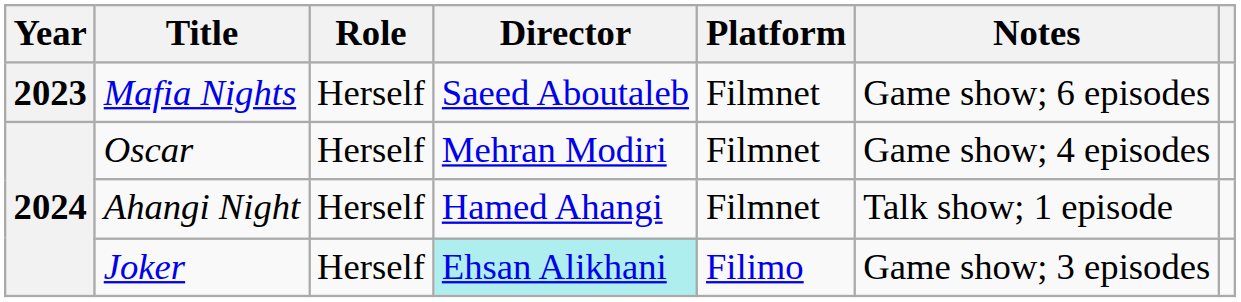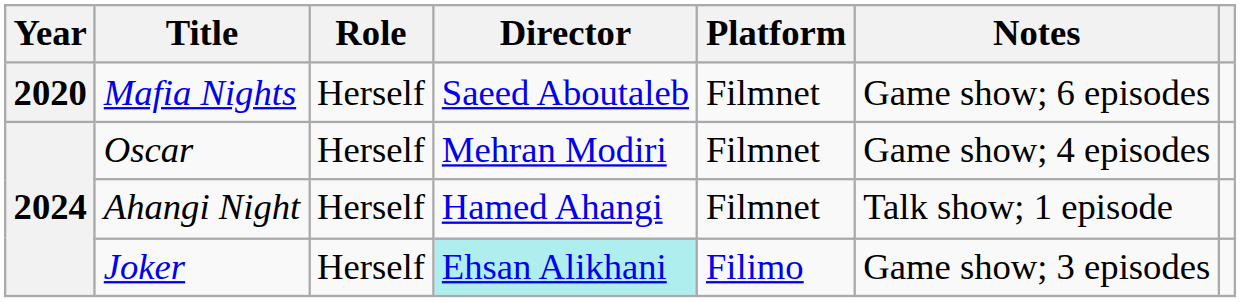(50, 91) 2023 -> (50, 91) 2020
